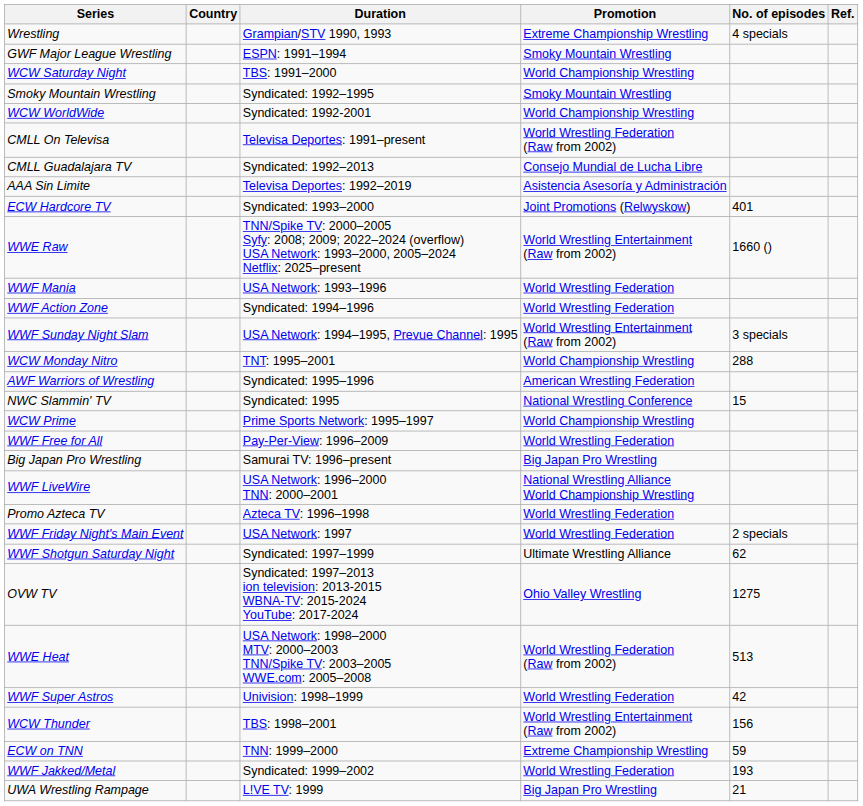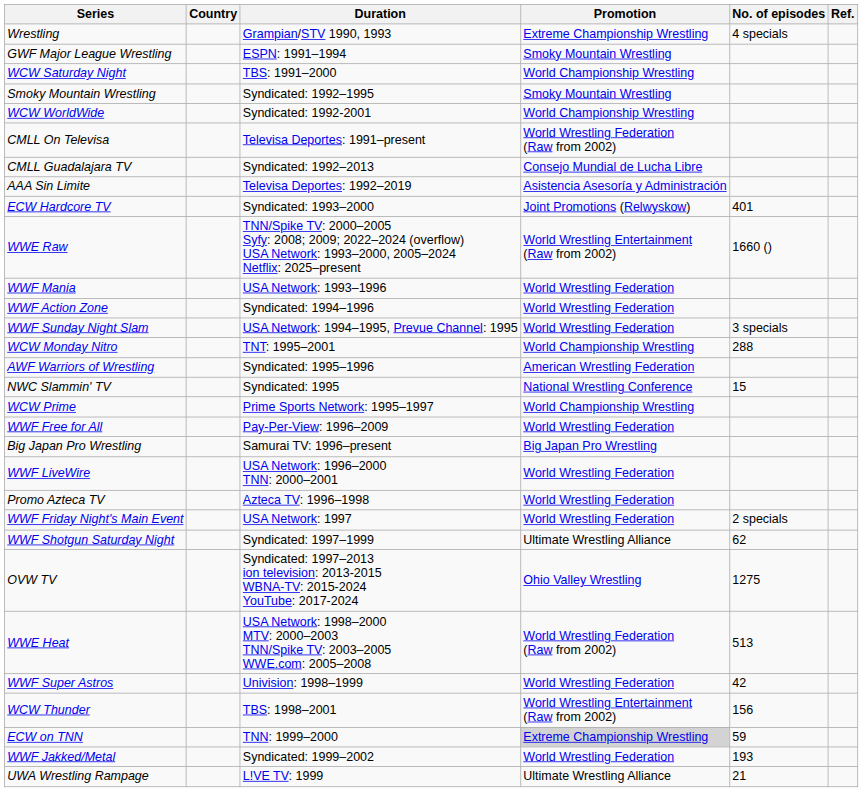(608, 334) World Wrestling Entertainment (Raw from 2002) -> (599, 327) World Wrestling Federation
(609, 487) National Wrestling Alliance World Championship Wrestling -> (599, 473) World Wrestling Federation
(616, 751) no background -> (616, 737) lightgrey background
(590, 790) Big Japan Pro Wrestling -> (597, 776) Ultimate Wrestling Alliance
